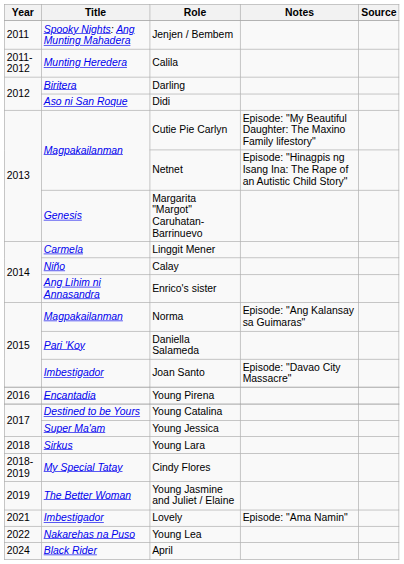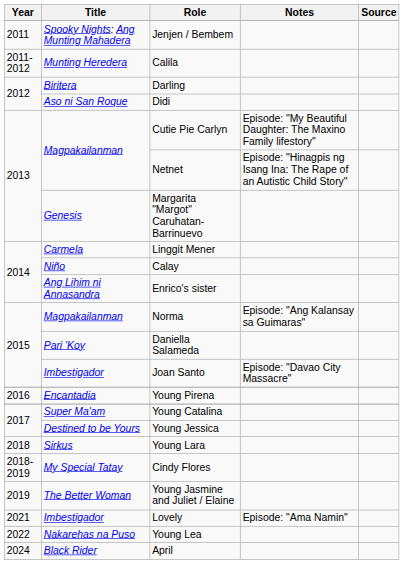(92, 412) Destined to be Yours -> (74, 412) Super Ma'am
(74, 428) Super Ma'am -> (92, 428) Destined to be Yours
